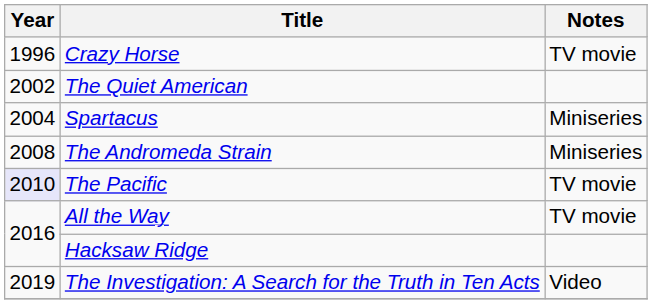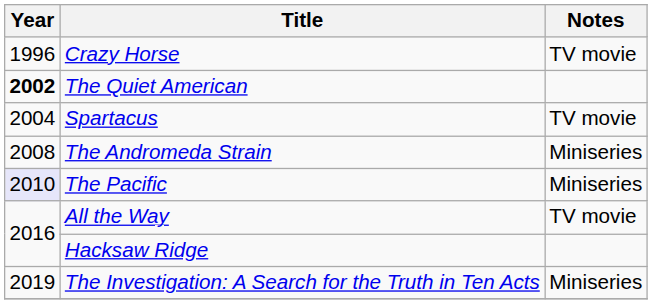(32, 86) normal -> (32, 86) bold
(596, 119) Miniseries -> (593, 119) TV movie
(593, 184) TV movie -> (596, 184) Miniseries
(576, 282) Video -> (596, 282) Miniseries
